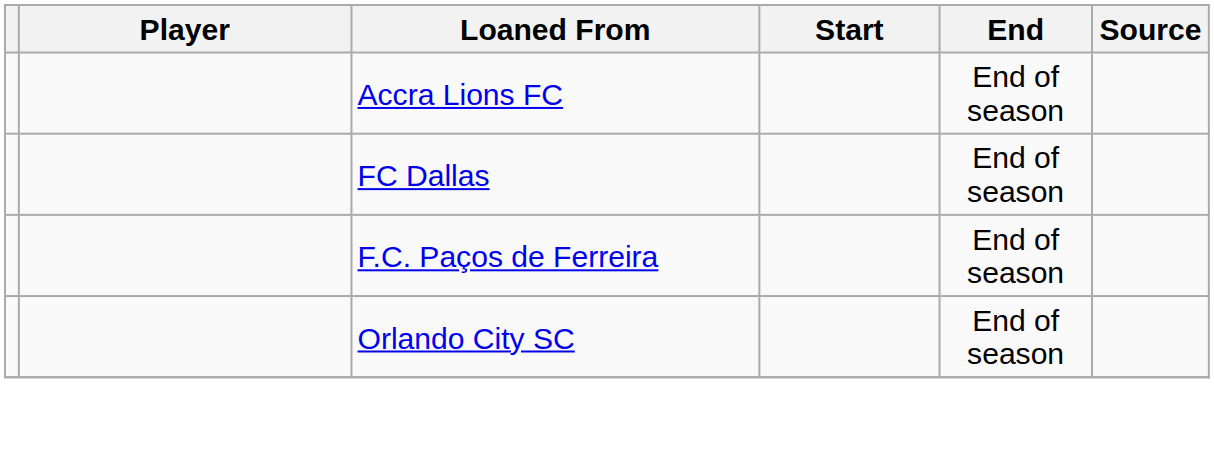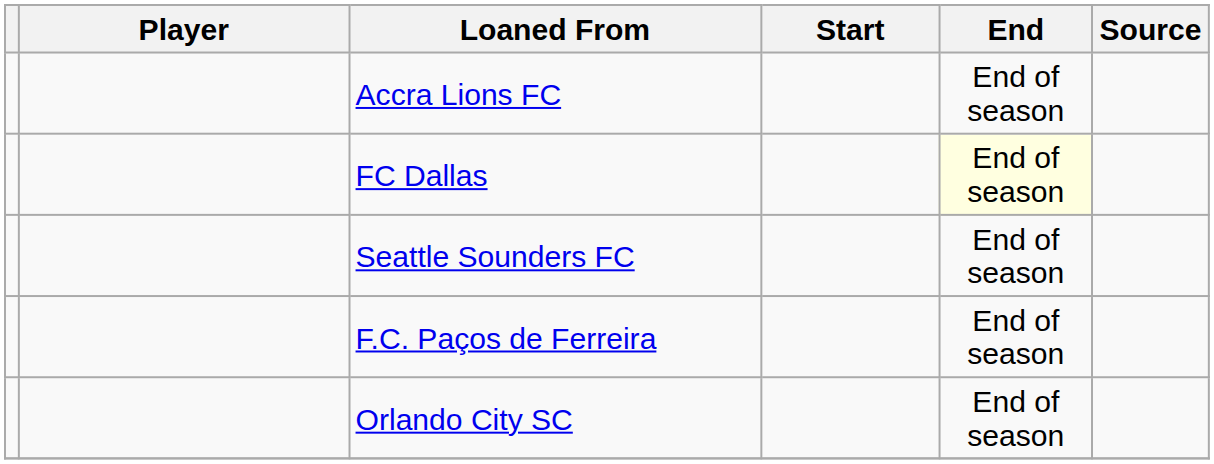(1016, 175) no background -> (1016, 175) lightyellow background
+ row: (495, 256)
